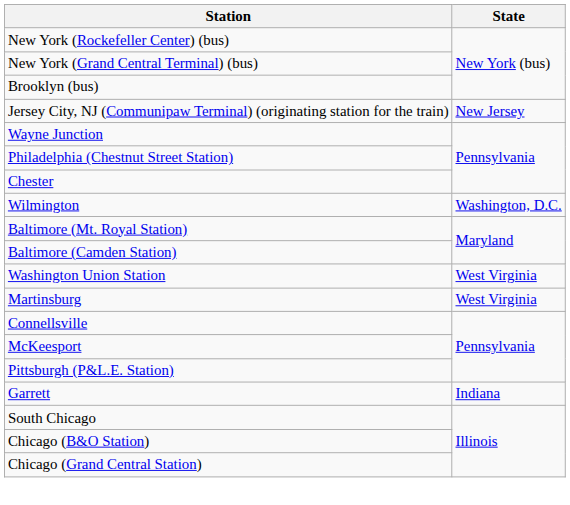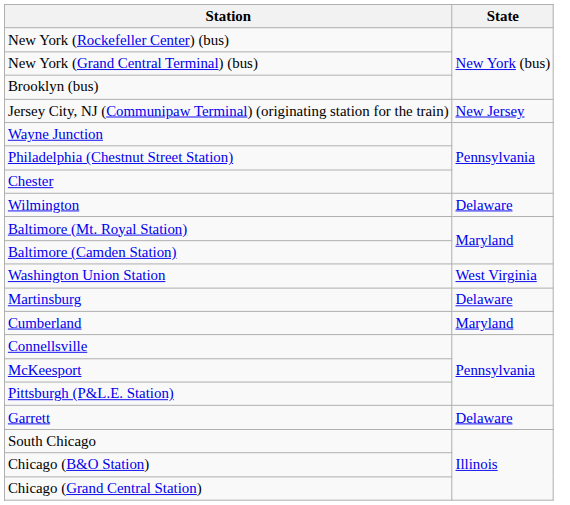(509, 205) Washington, D.C. -> (484, 205) Delaware
(496, 299) West Virginia -> (484, 299) Delaware
+ row: (45, 323)
(478, 393) Indiana -> (484, 417) Delaware
